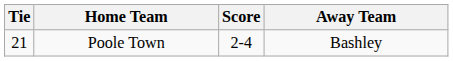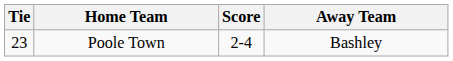(19, 42) 21 -> (19, 42) 23
